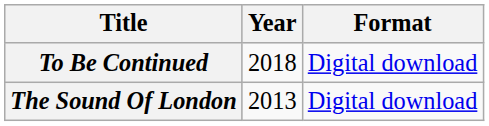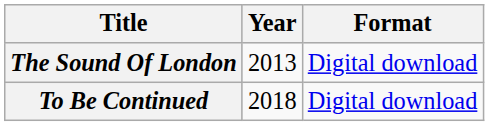rows swapped: (124, 100) <-> (124, 62)
